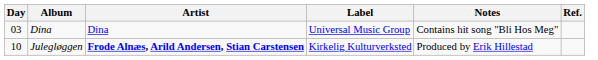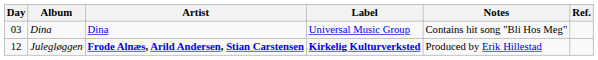(16, 47) 10 -> (16, 47) 12
(360, 47) normal -> (365, 47) bold
